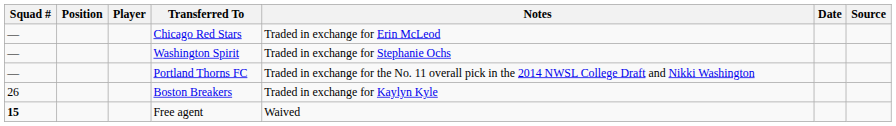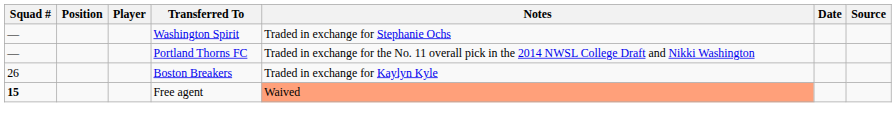- row: (198, 34)
(282, 112) no background -> (282, 92) lightsalmon background
